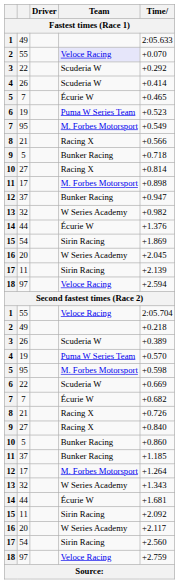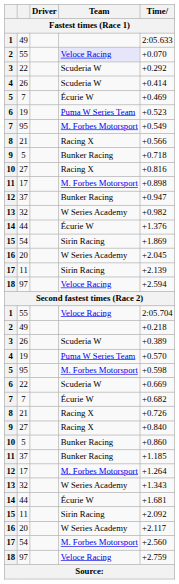(154, 97) +0.465 -> (154, 97) +0.469
(154, 169) +0.814 -> (154, 169) +0.816
(83, 542) Sirin Racing -> (99, 542) M. Forbes Motorsport
